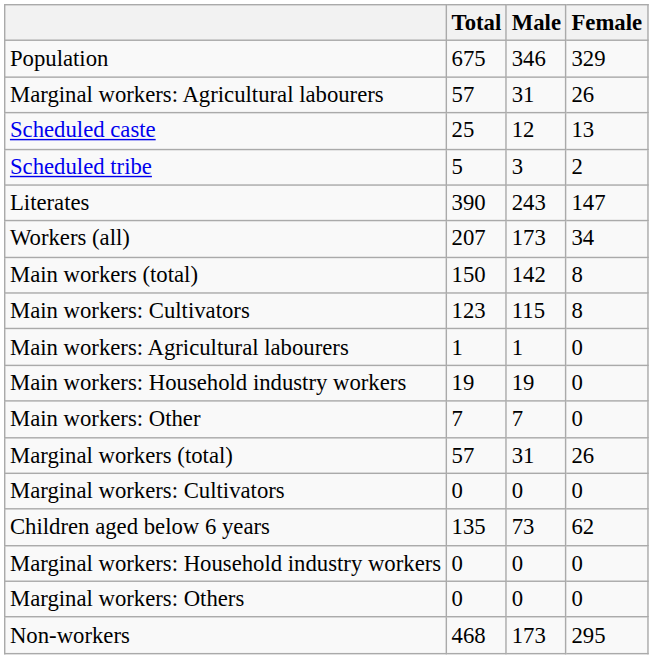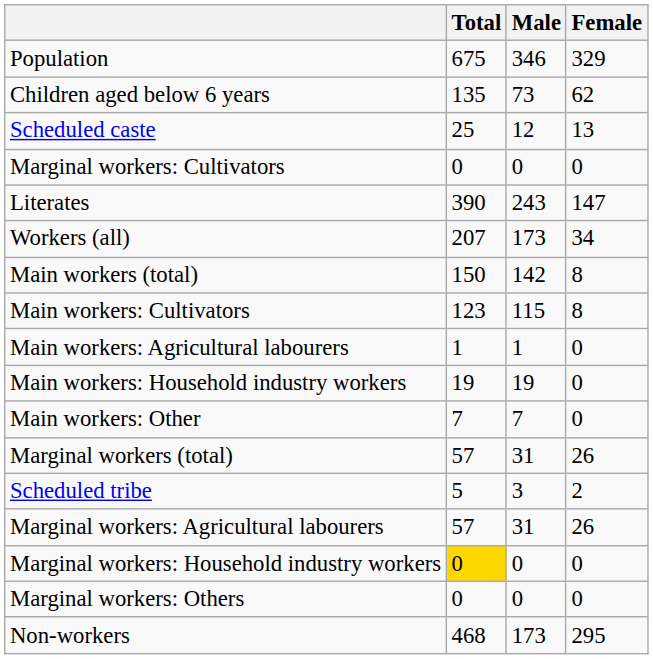rows swapped: (140, 526) <-> (197, 94)
rows swapped: (81, 166) <-> (147, 490)
(457, 563) no background -> (457, 563) gold background
